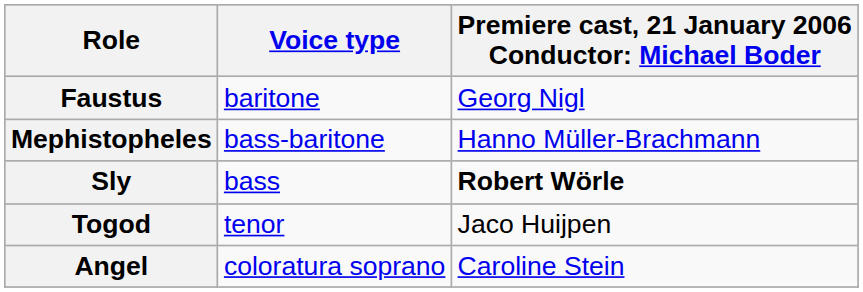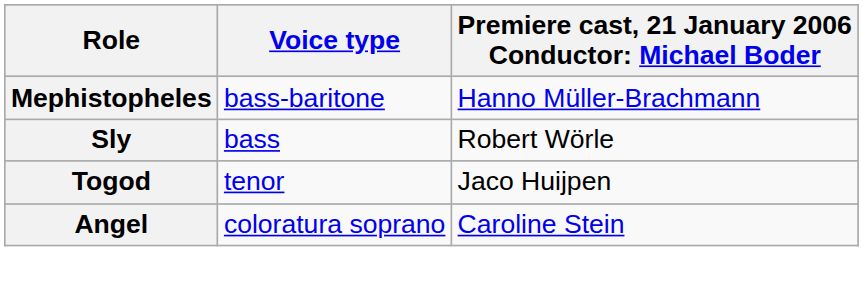- row: (111, 97)
(541, 181) bold -> (536, 139) normal
